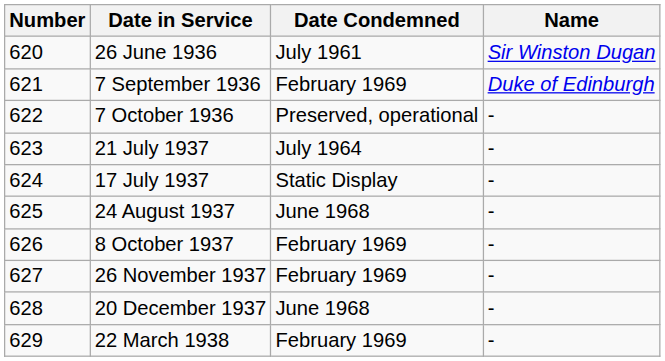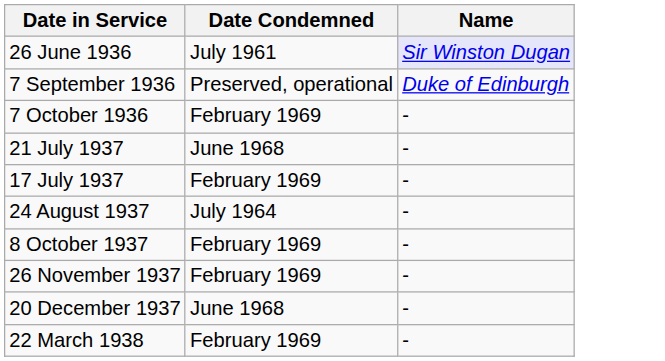- column: (47, 20)
(572, 52) no background -> (486, 52) lavender background
(341, 84) February 1969 -> (291, 84) Preserved, operational
(377, 116) Preserved, operational -> (256, 116) February 1969
(319, 148) July 1964 -> (237, 148) June 1968
(337, 180) Static Display -> (256, 180) February 1969
(323, 212) June 1968 -> (233, 212) July 1964
